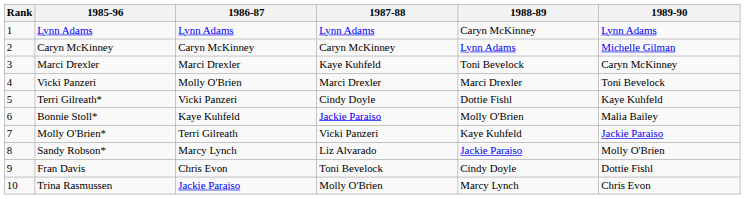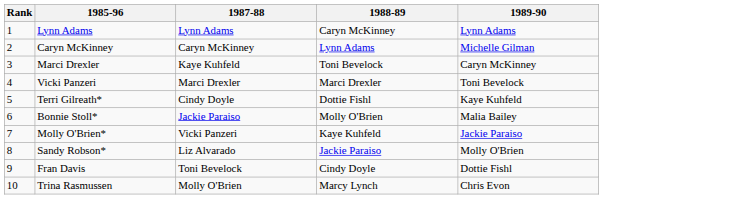- column: (246, 13)
